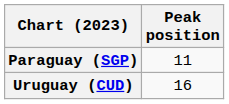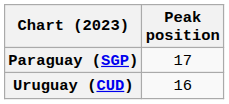(183, 60) 11 -> (183, 60) 17
